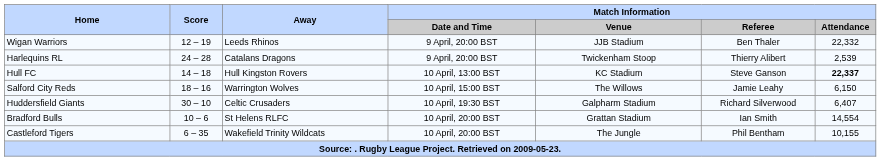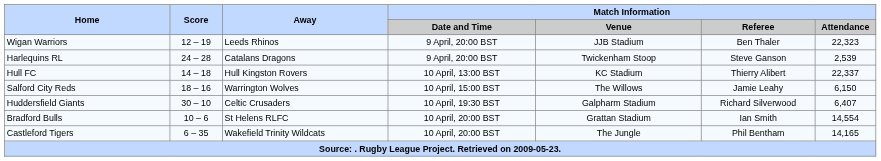(845, 42) 22,332 -> (845, 42) 22,323
(758, 57) Thierry Alibert -> (758, 57) Steve Ganson
(758, 73) Steve Ganson -> (758, 73) Thierry Alibert
(845, 73) bold -> (845, 73) normal
(845, 133) 10,155 -> (845, 133) 14,165
